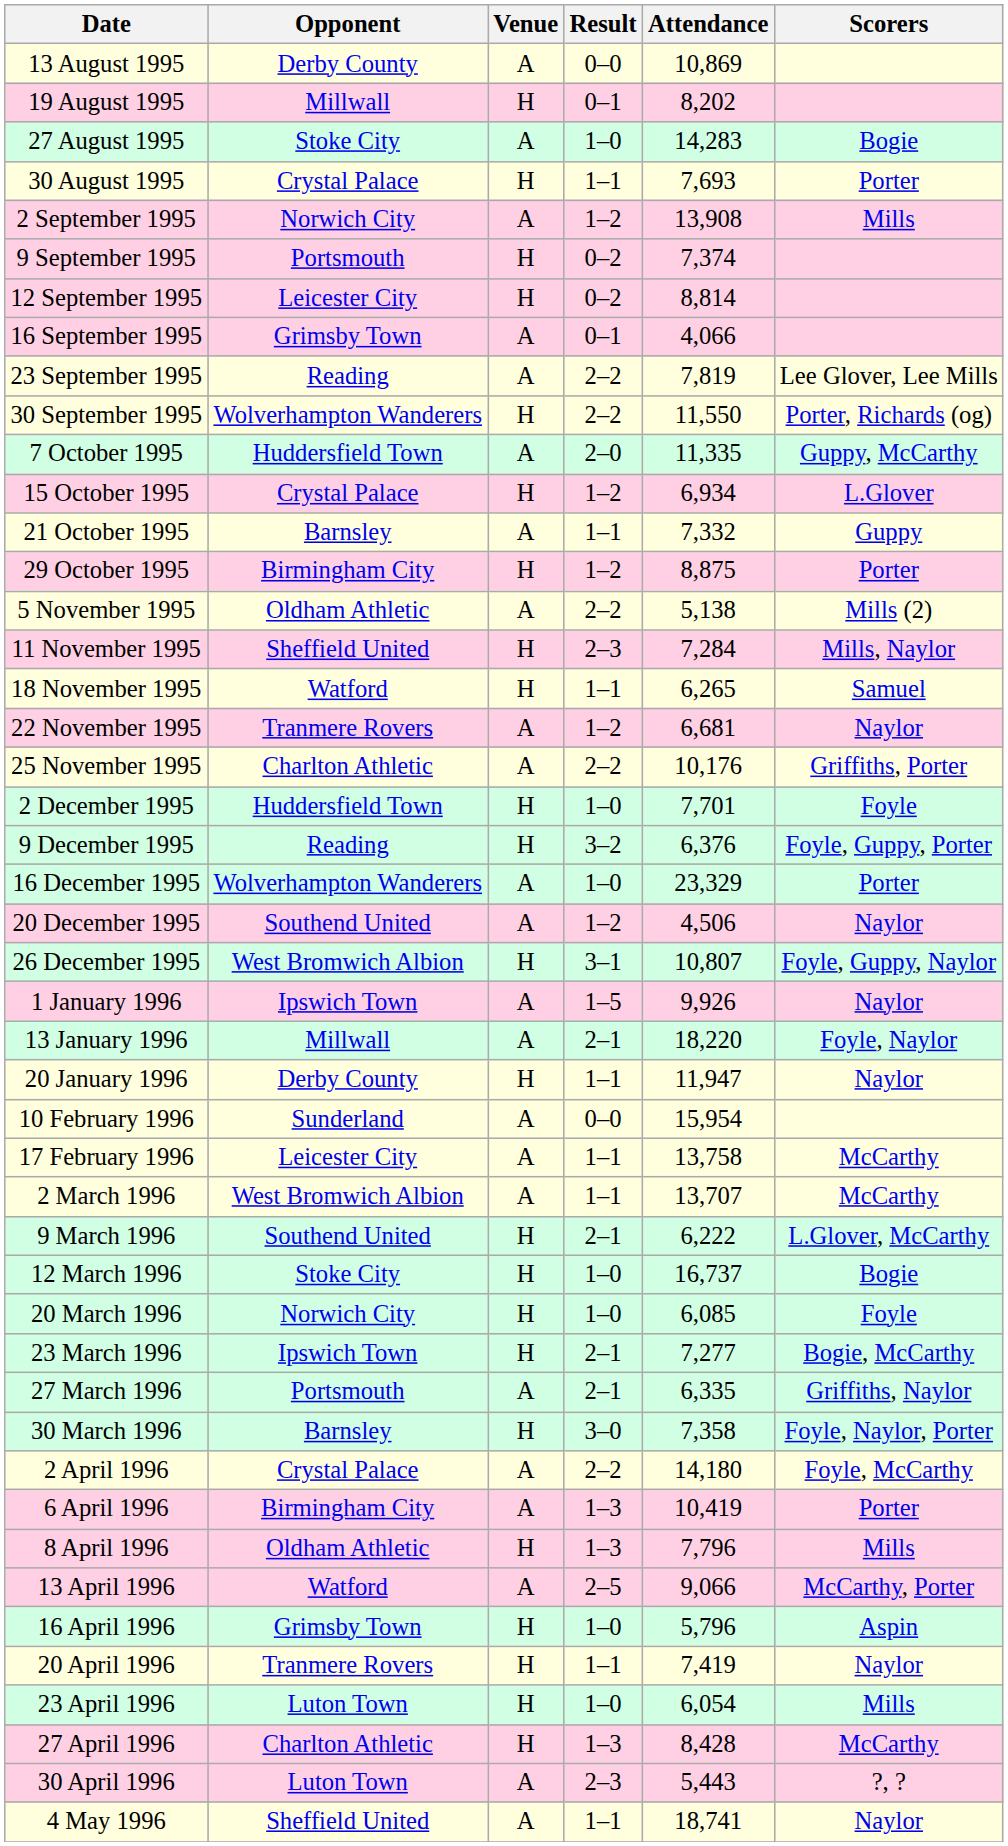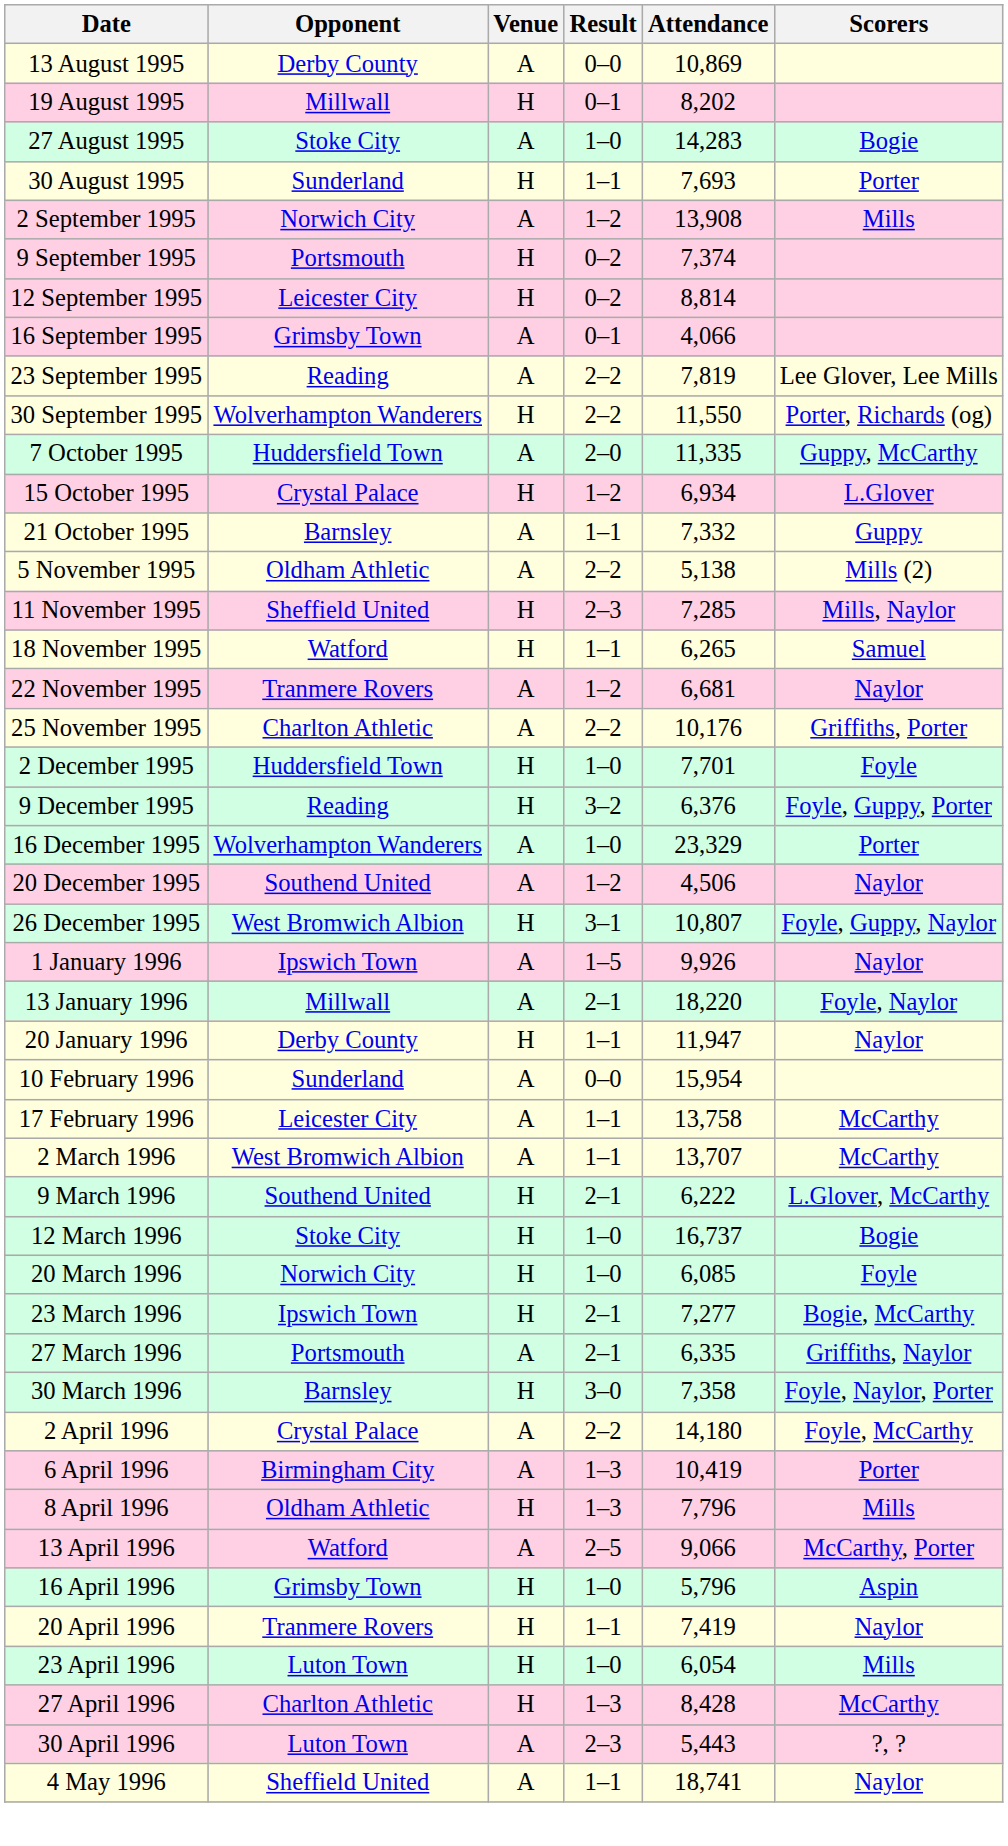(348, 180) Crystal Palace -> (348, 180) Sunderland
- row: (106, 571)
(708, 649) 7,284 -> (708, 610) 7,285
